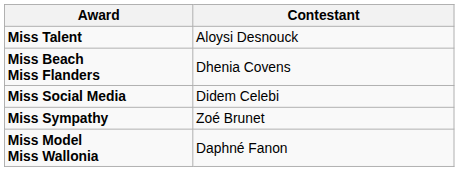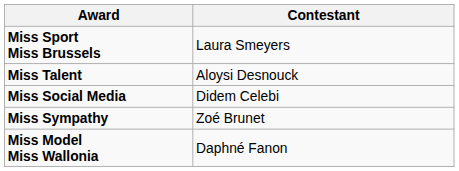+ row: (54, 45)
- row: (54, 67)
